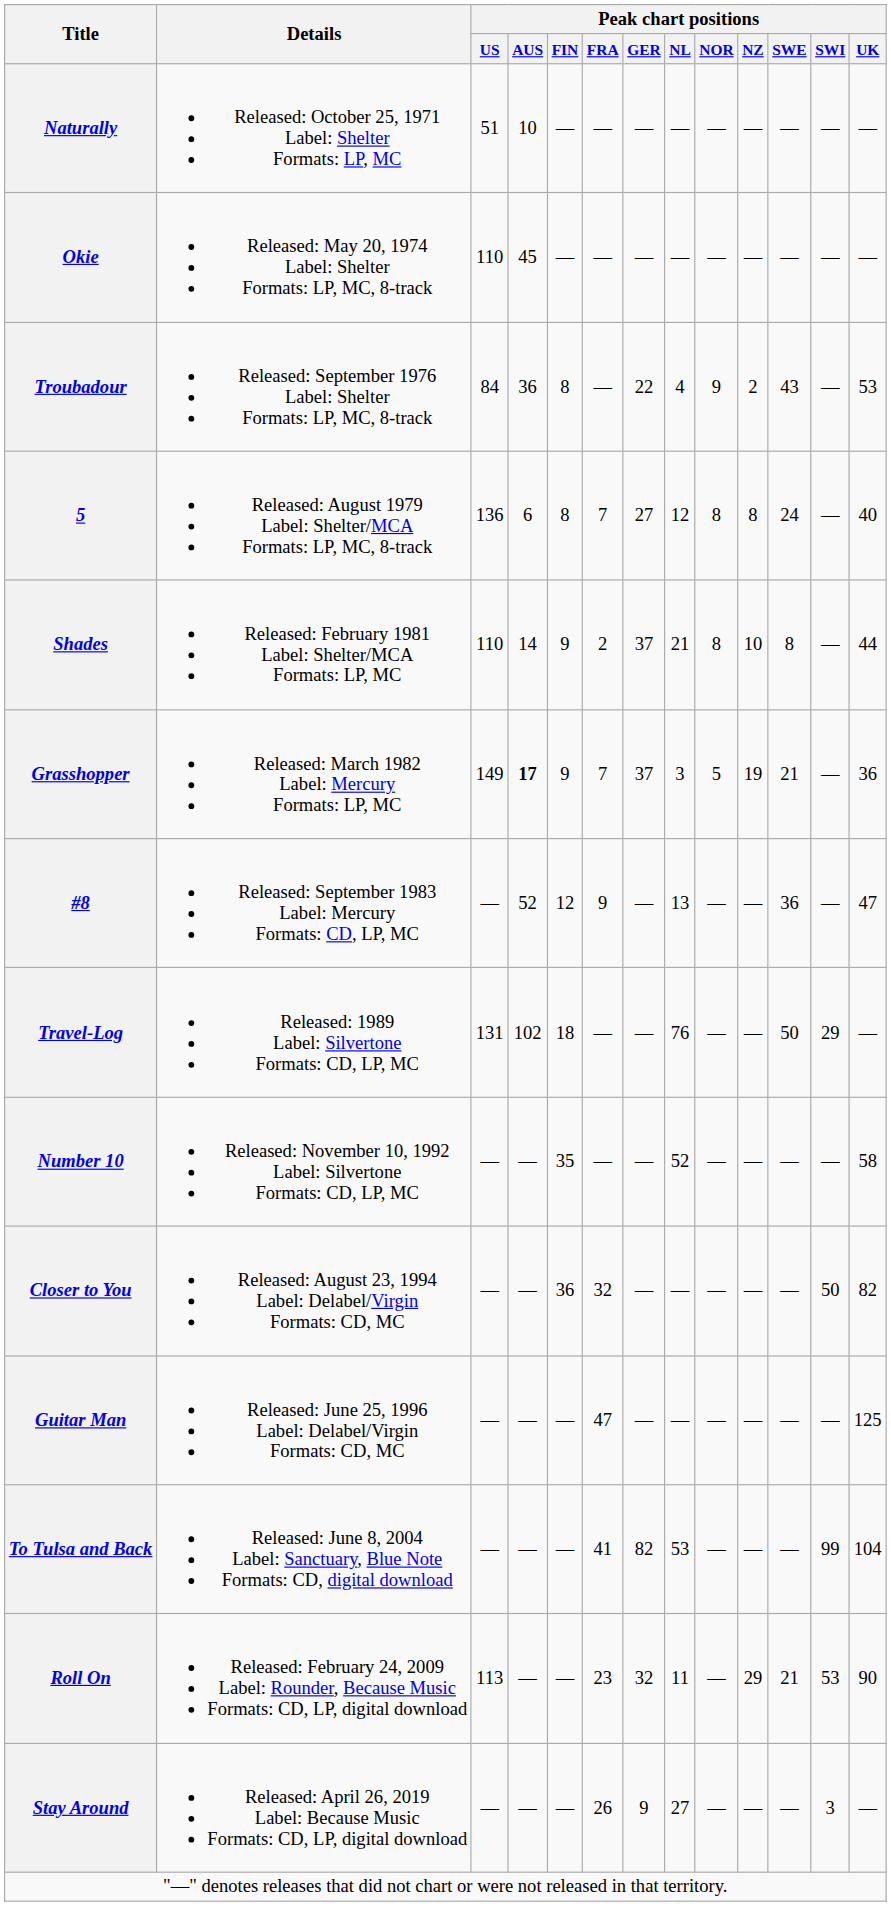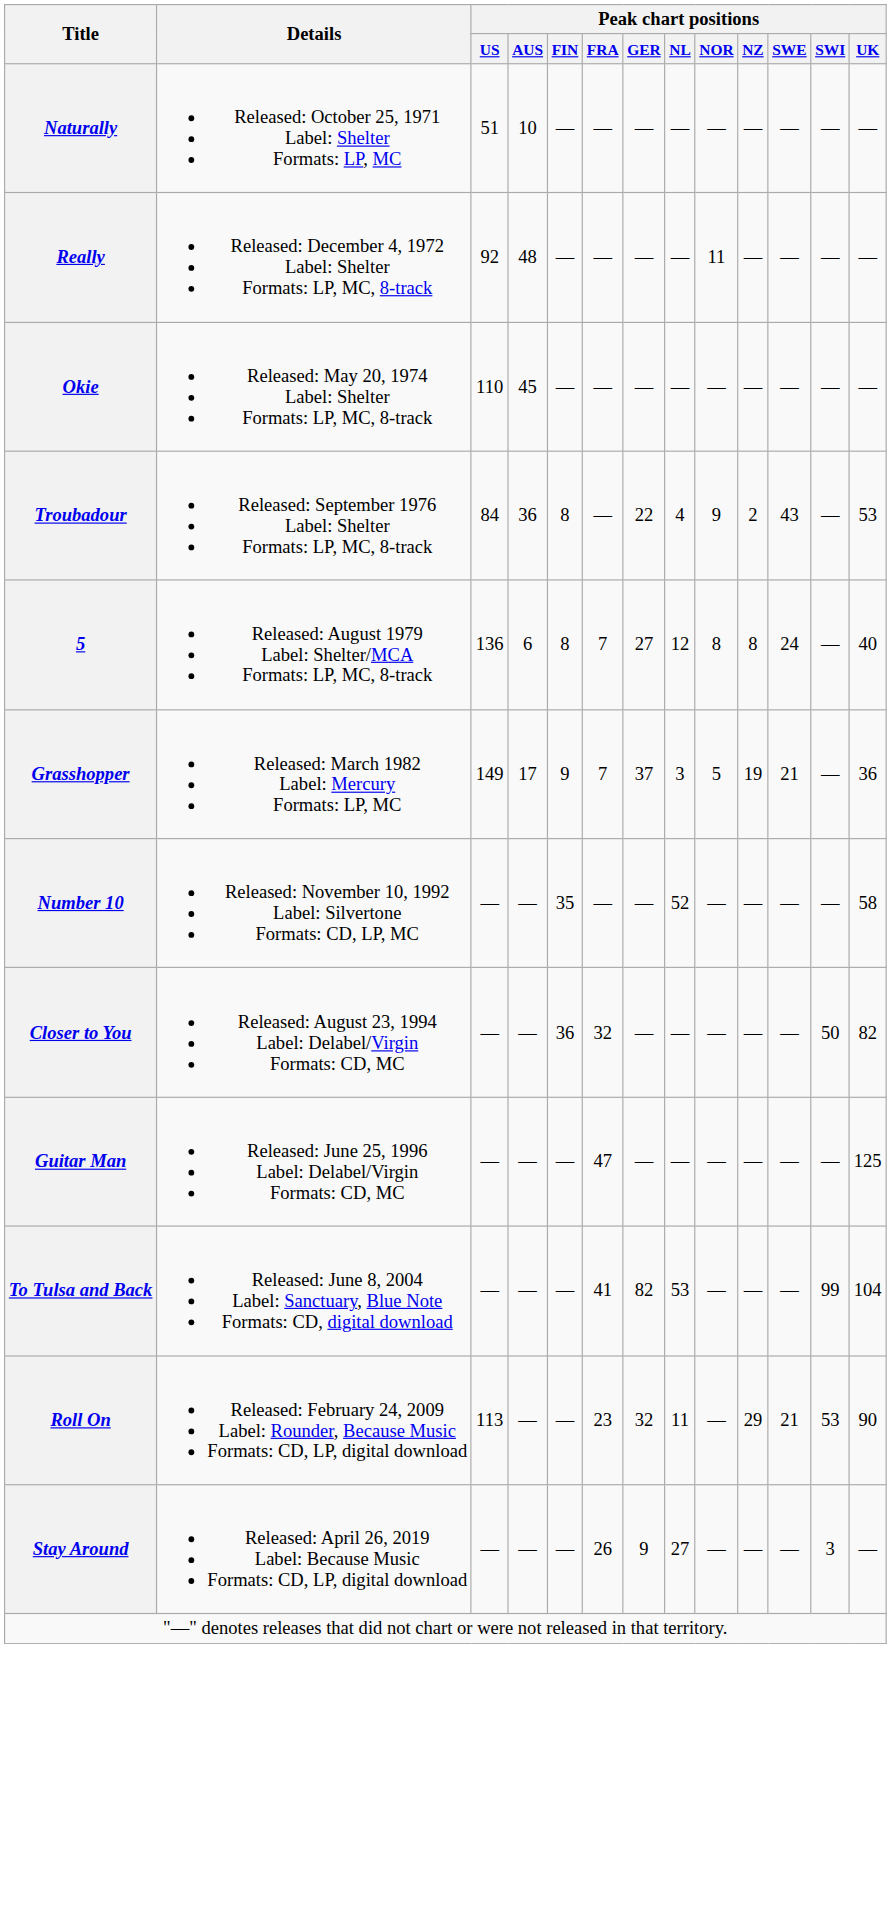+ row: (81, 257)
- row: (81, 644)
(528, 773) bold -> (528, 773) normal
- row: (81, 903)
- row: (81, 1032)
